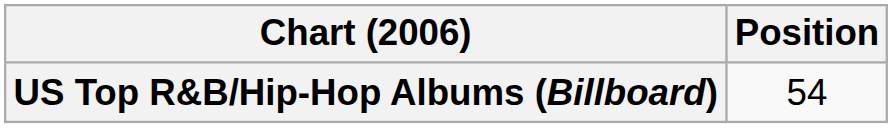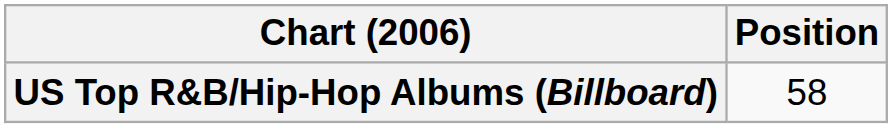(807, 91) 54 -> (807, 91) 58
